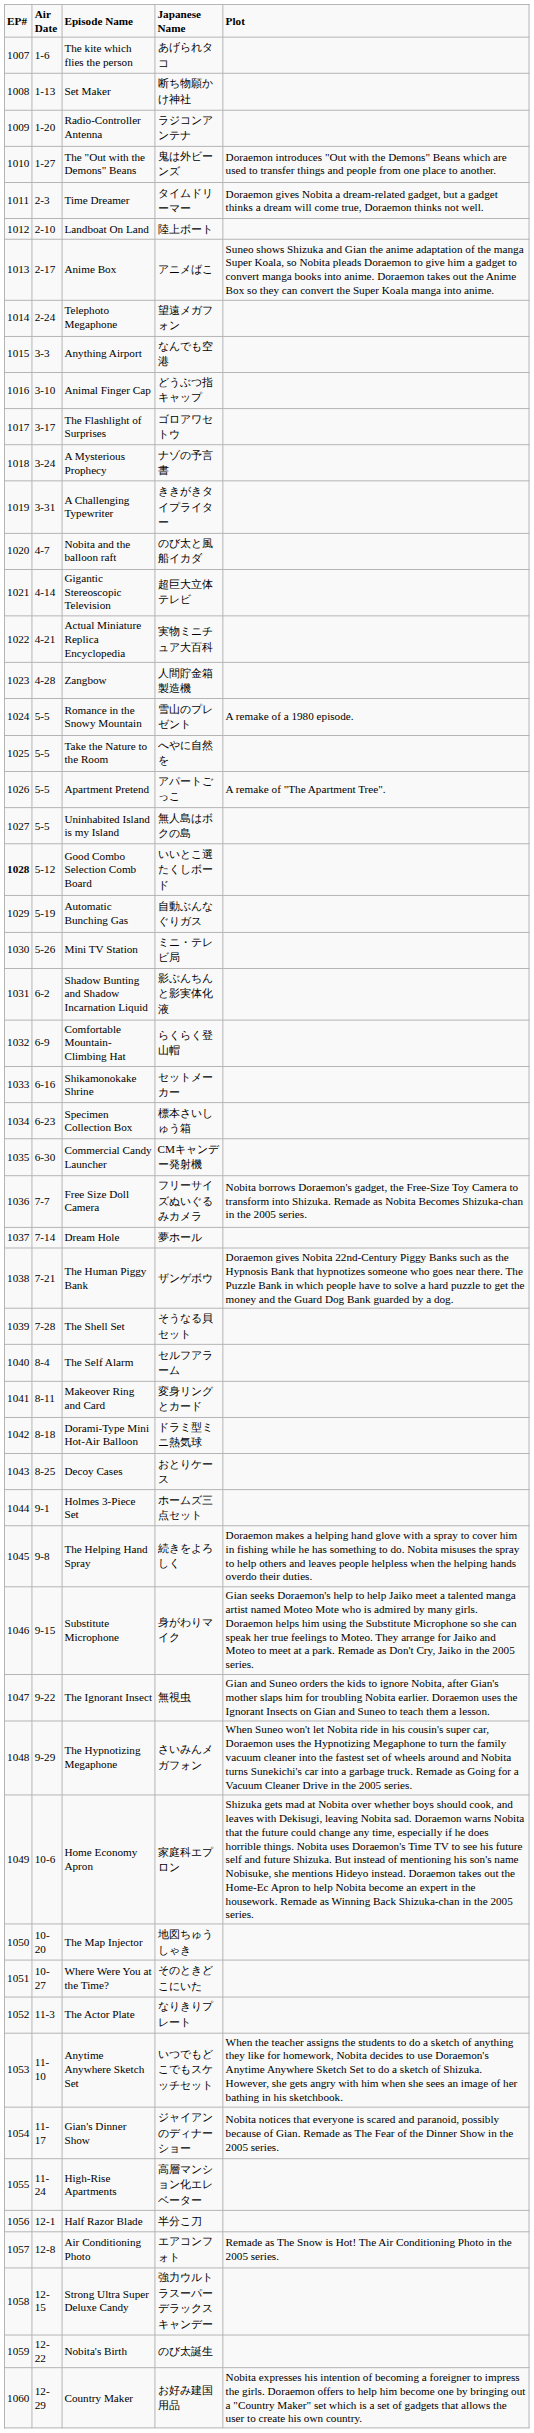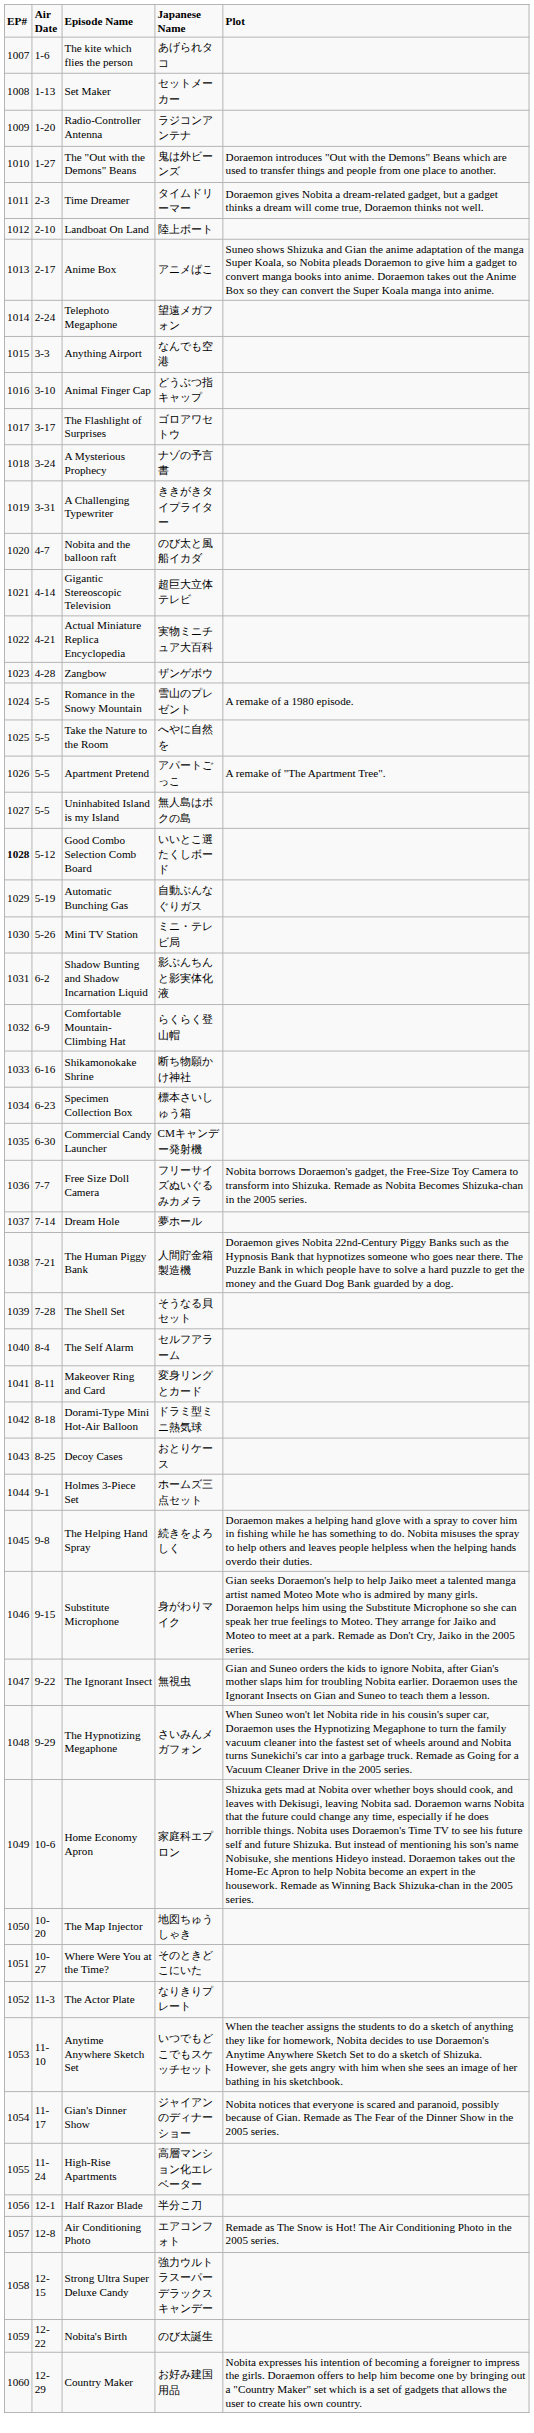(185, 91) 断ち物願かけ神社 -> (185, 91) セットメーカー
(185, 680) 人間貯金箱製造機 -> (185, 672) ザンゲボウ
(185, 1084) セットメーカー -> (185, 1069) 断ち物願かけ神社
(185, 1278) ザンゲボウ -> (185, 1262) 人間貯金箱製造機
